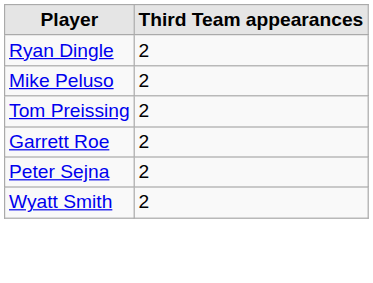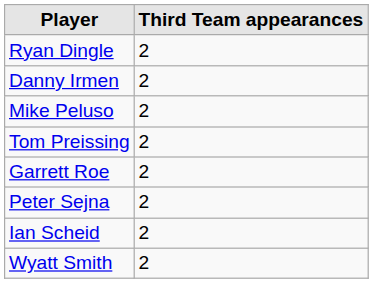+ row: (64, 80)
+ row: (54, 232)
